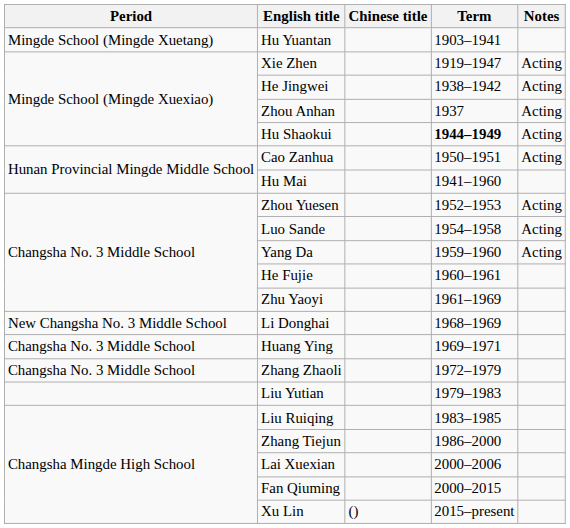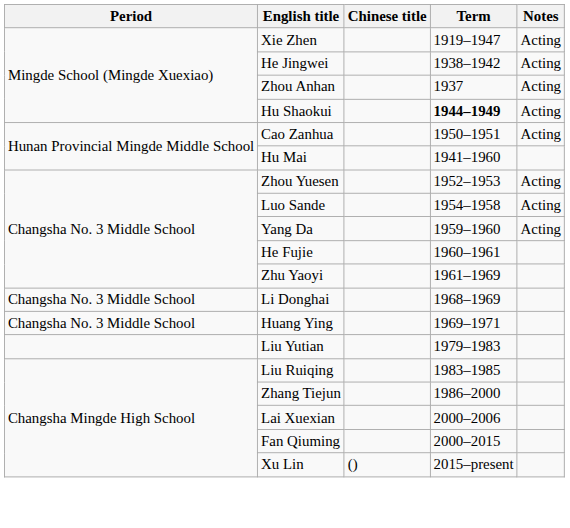- row: (296, 39)
(117, 323) New Changsha No. 3 Middle School -> (102, 299) Changsha No. 3 Middle School
- row: (301, 370)
